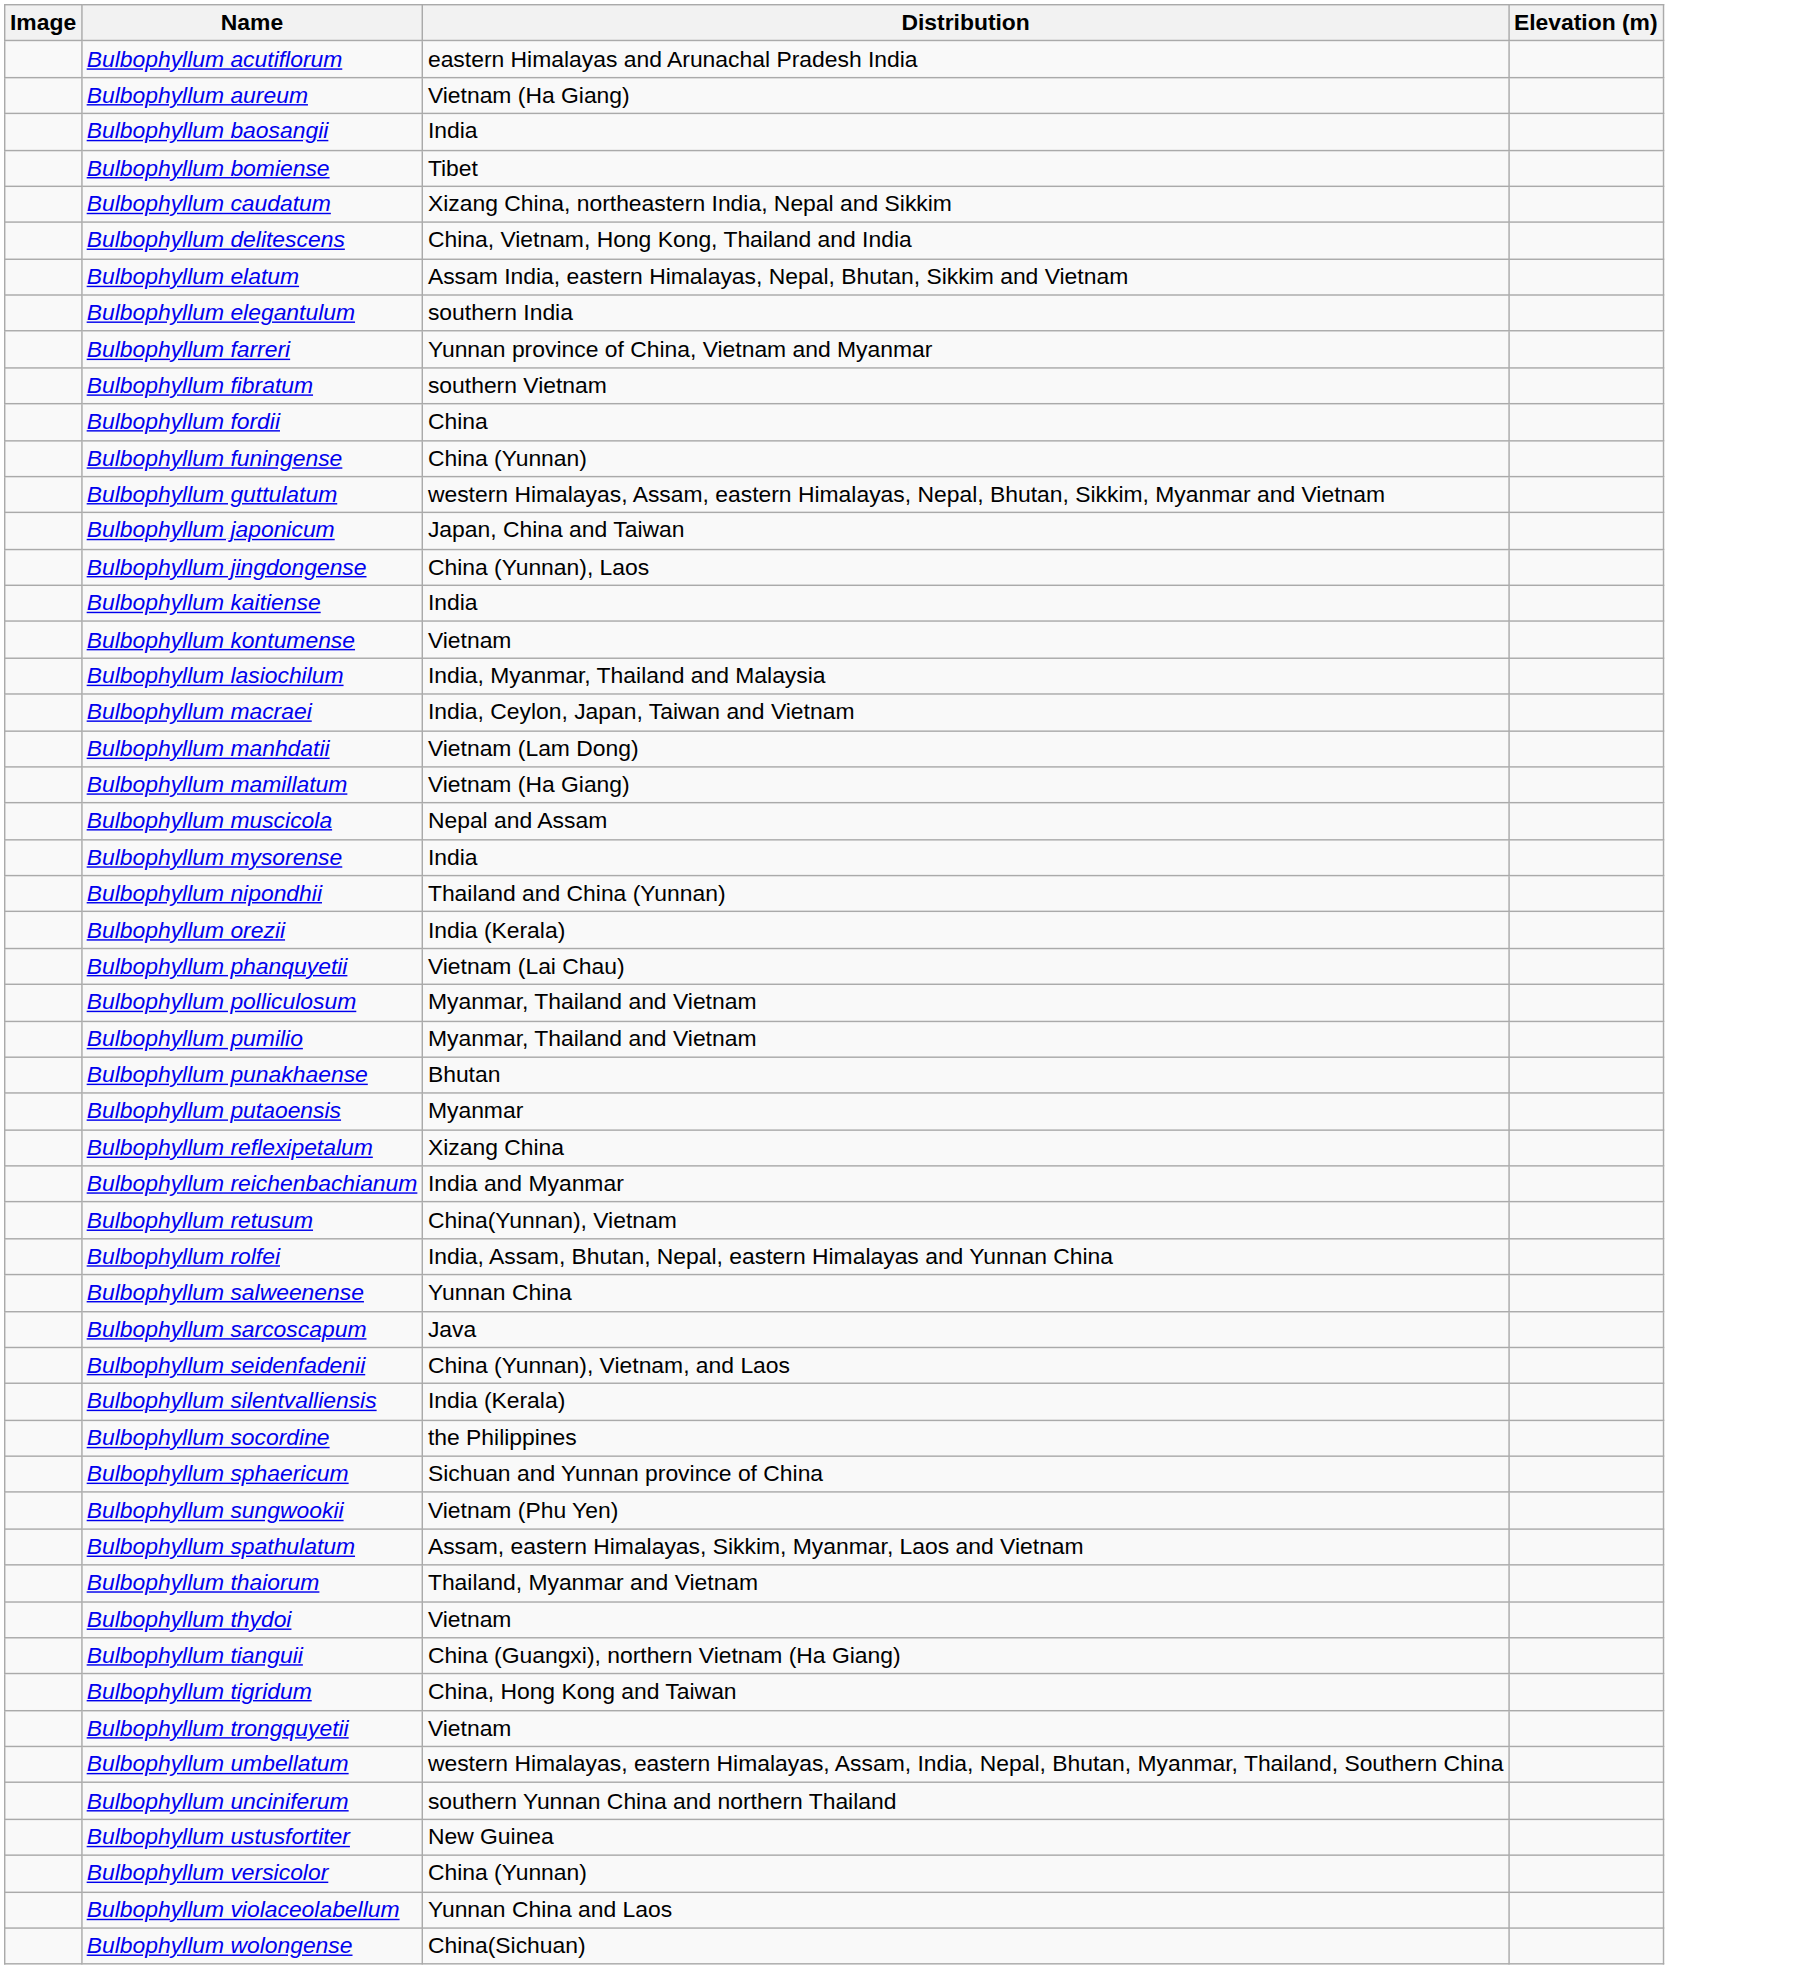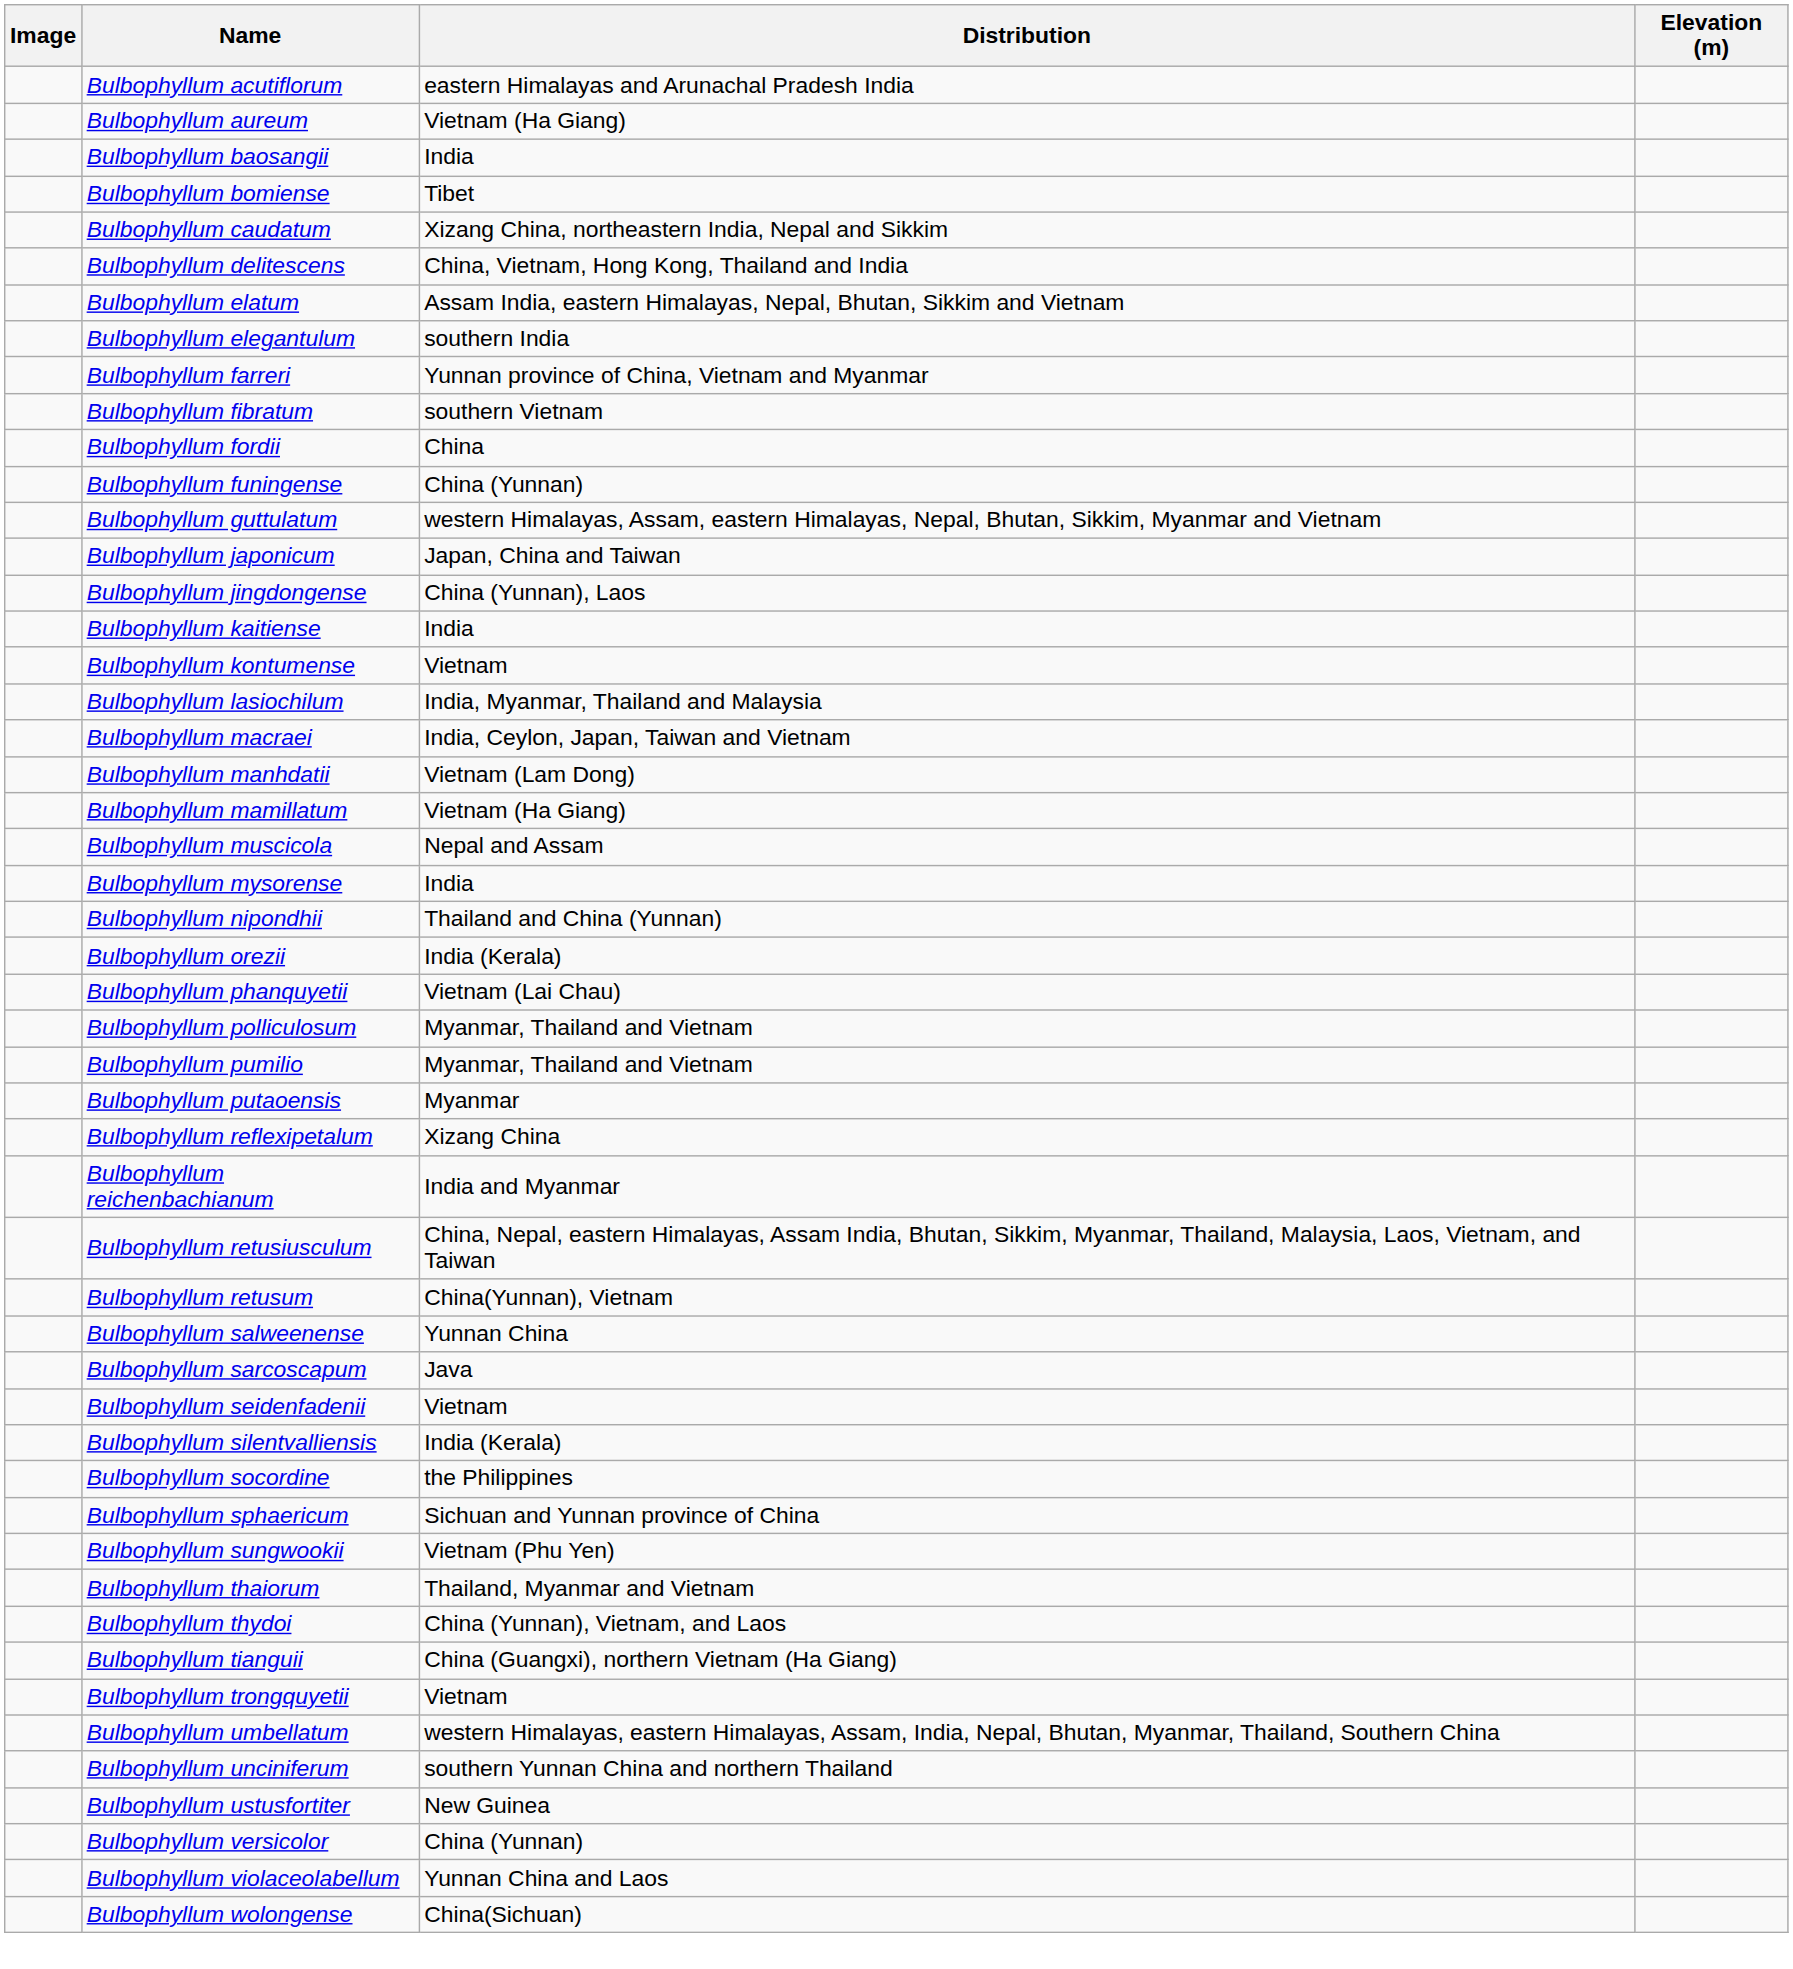- row: (227, 1074)
+ row: (229, 1248)
- row: (183, 1256)
(609, 1365) China (Yunnan), Vietnam, and Laos -> (466, 1406) Vietnam
- row: (221, 1546)
(470, 1619) Vietnam -> (605, 1623) China (Yunnan), Vietnam, and Laos
- row: (199, 1691)
